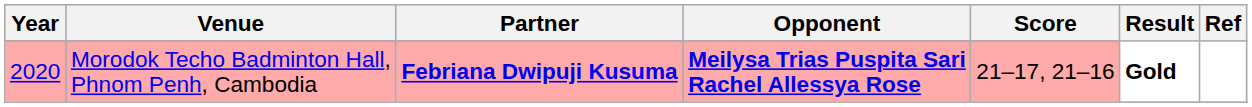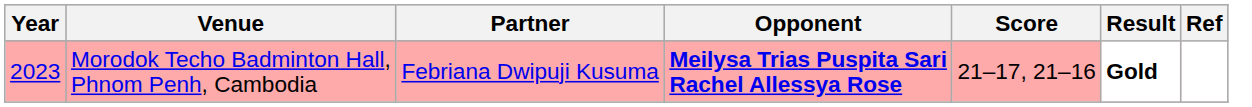(35, 71) 2020 -> (35, 71) 2023
(539, 71) bold -> (530, 71) normal
